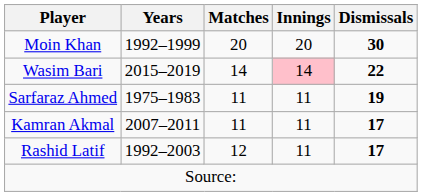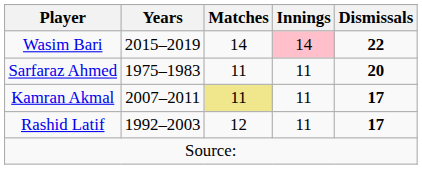- row: (63, 44)
(376, 97) 19 -> (376, 71) 20
(238, 124) no background -> (238, 97) khaki background
